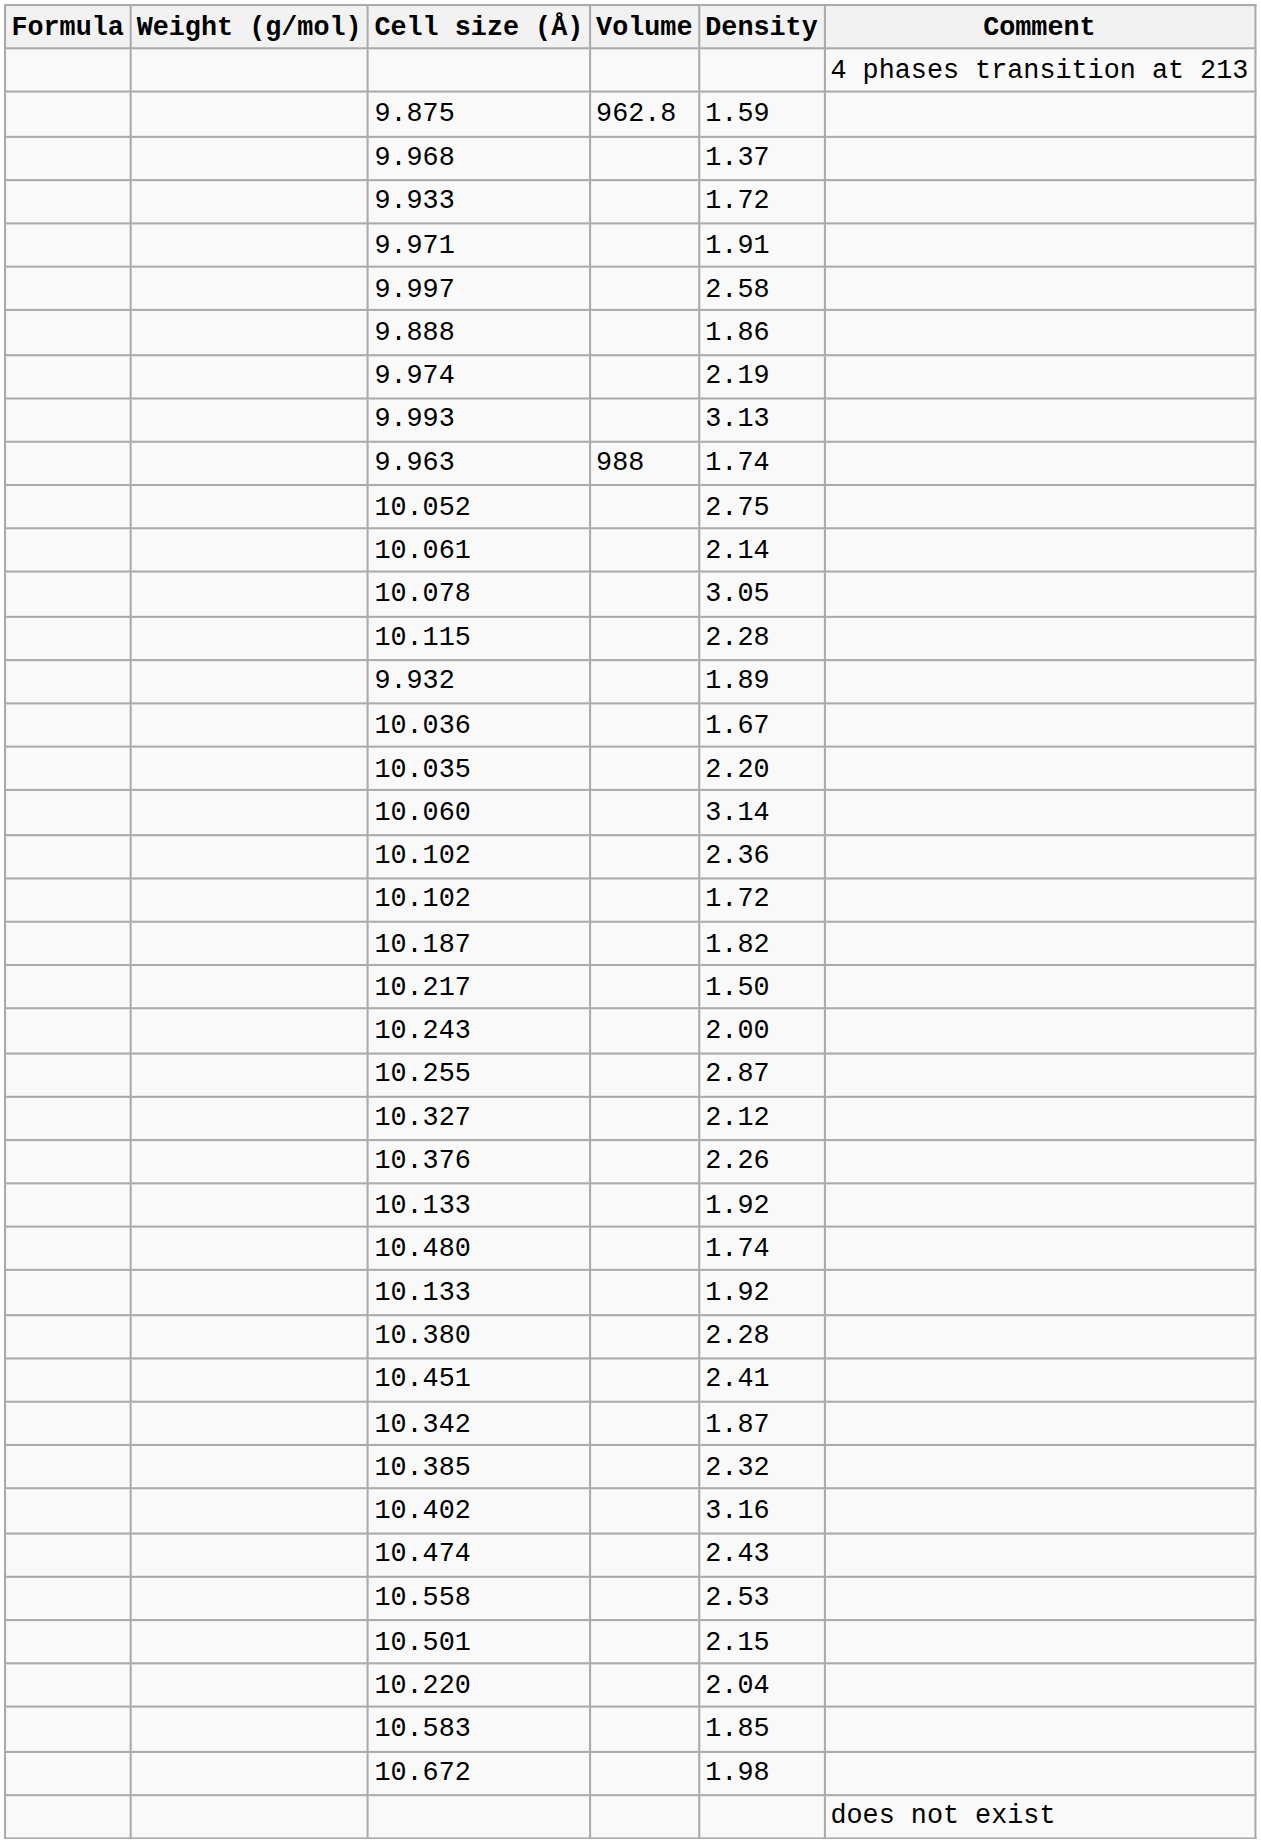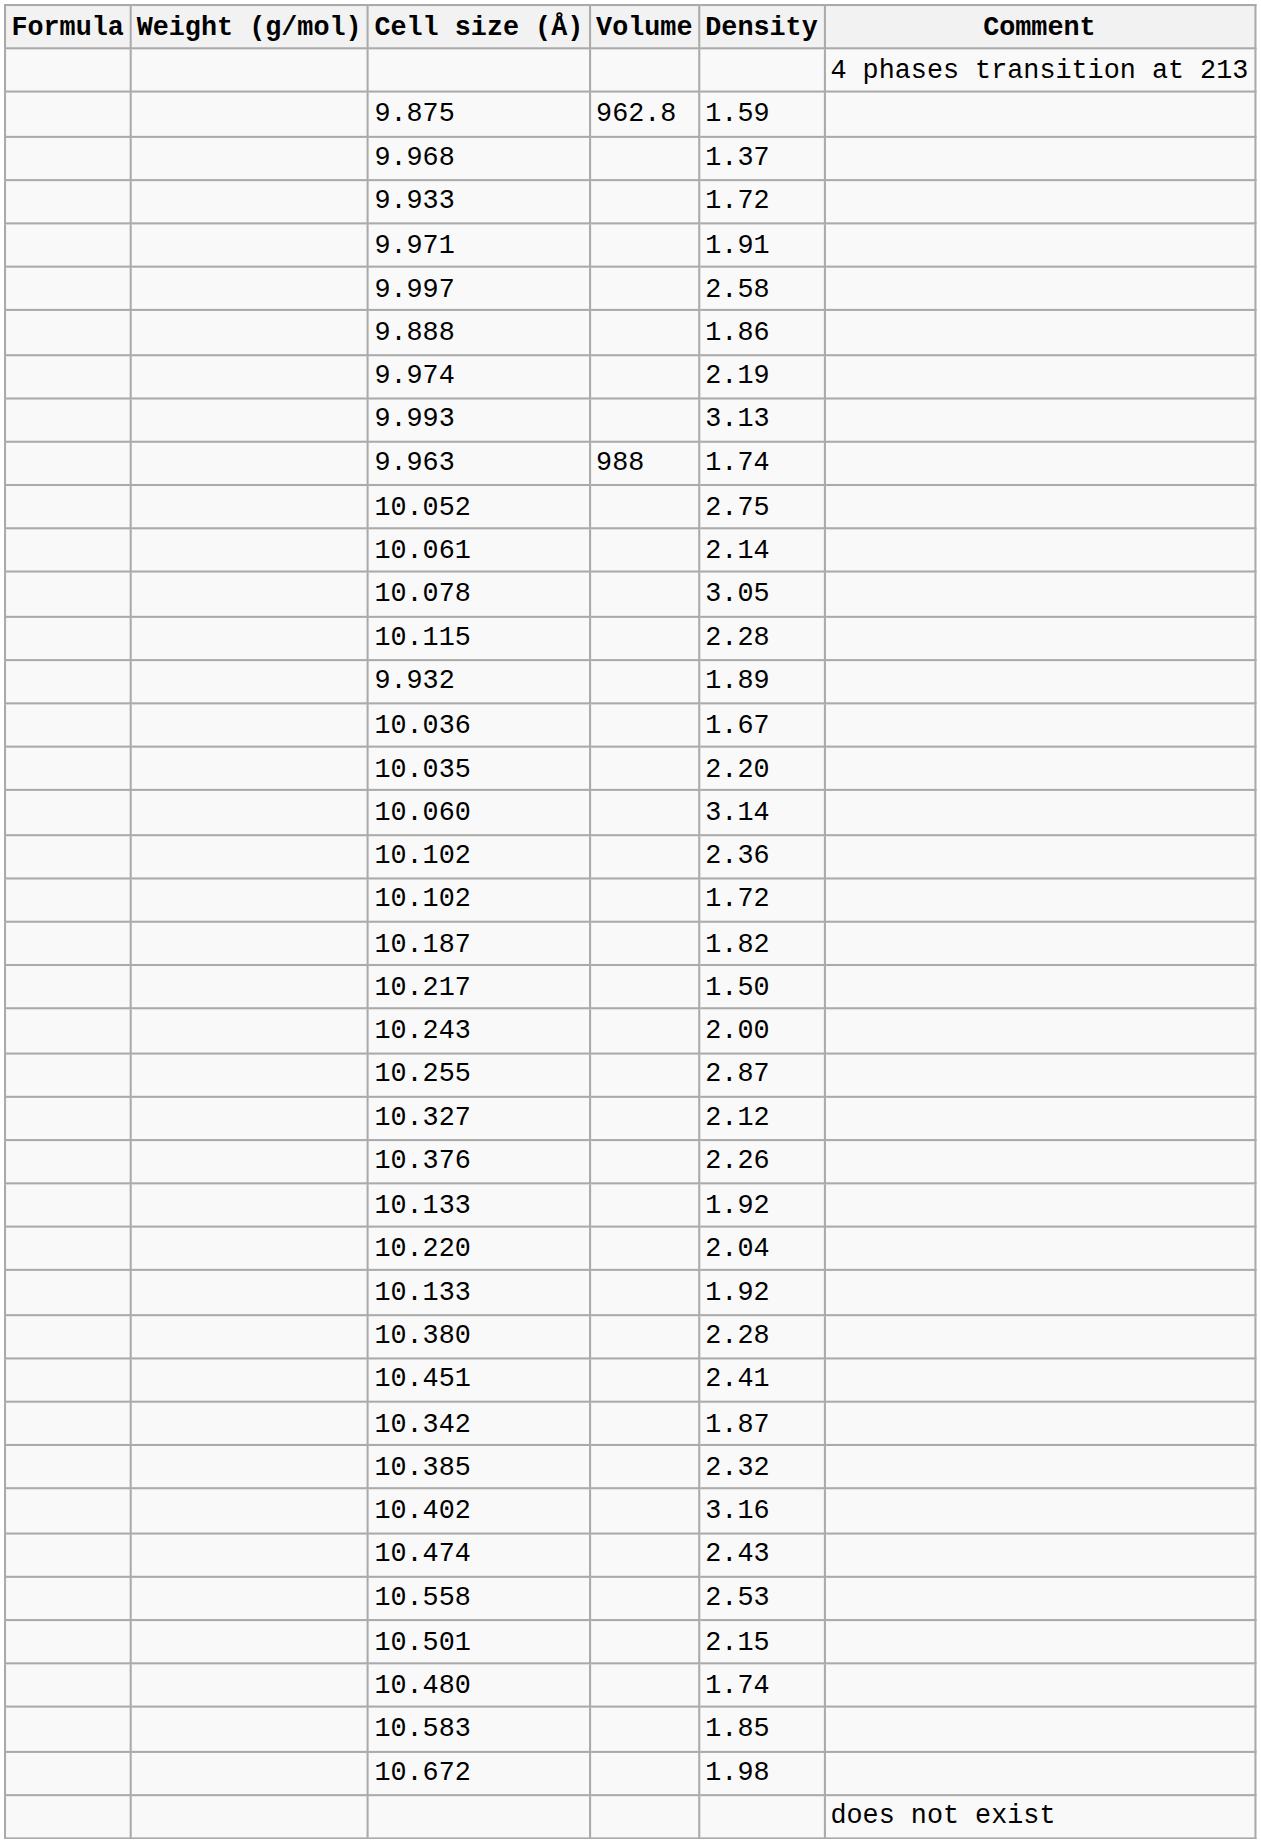rows swapped: (423, 1685) <-> (423, 1249)
